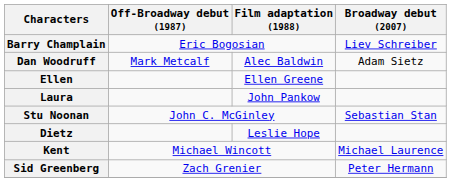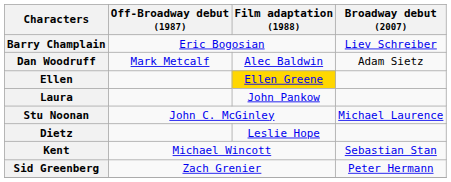(284, 79) no background -> (284, 79) gold background
(391, 115) Sebastian Stan -> (391, 115) Michael Laurence
(391, 151) Michael Laurence -> (391, 151) Sebastian Stan
